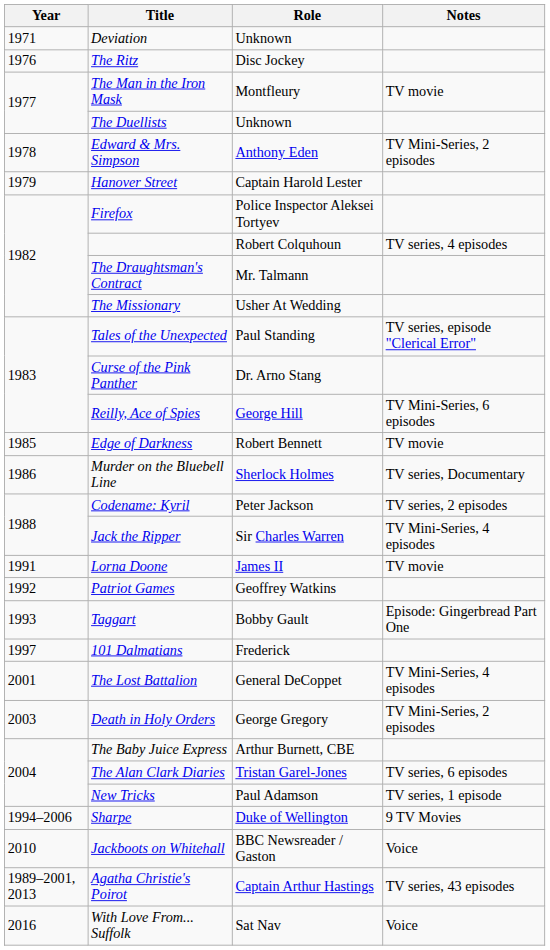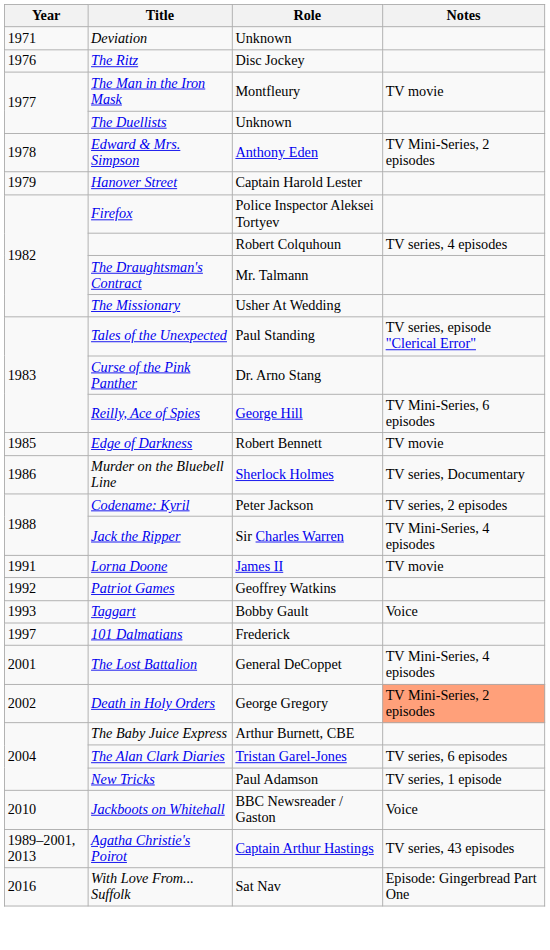(461, 619) Episode: Gingerbread Part One -> (402, 611) Voice
(22, 719) 2003 -> (22, 703) 2002
(438, 719) no background -> (438, 703) lightsalmon background
- row: (111, 817)
(402, 925) Voice -> (461, 886) Episode: Gingerbread Part One
